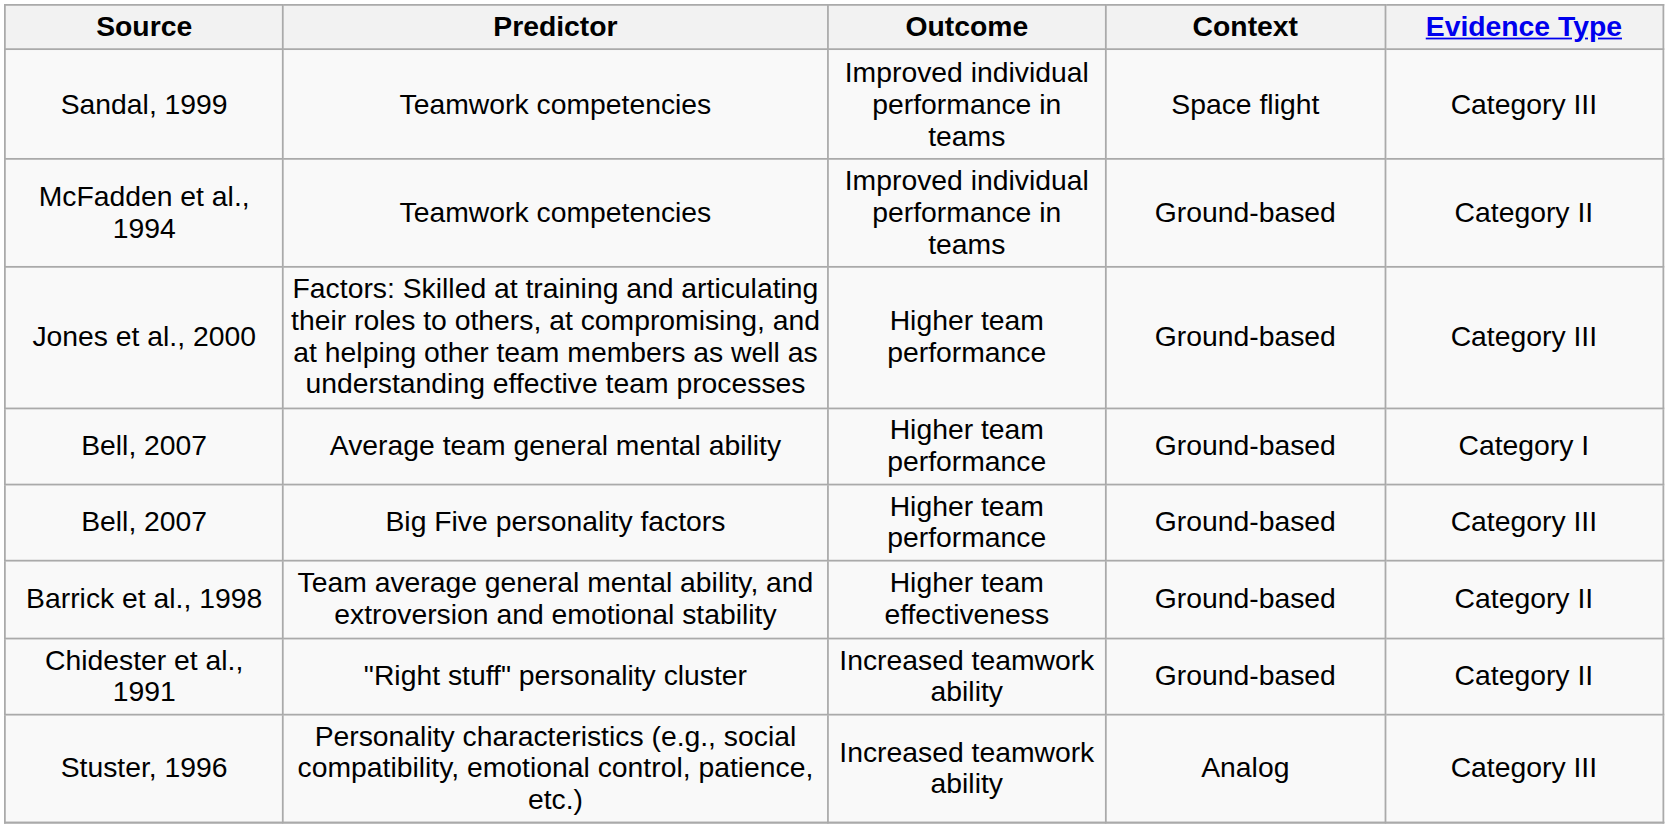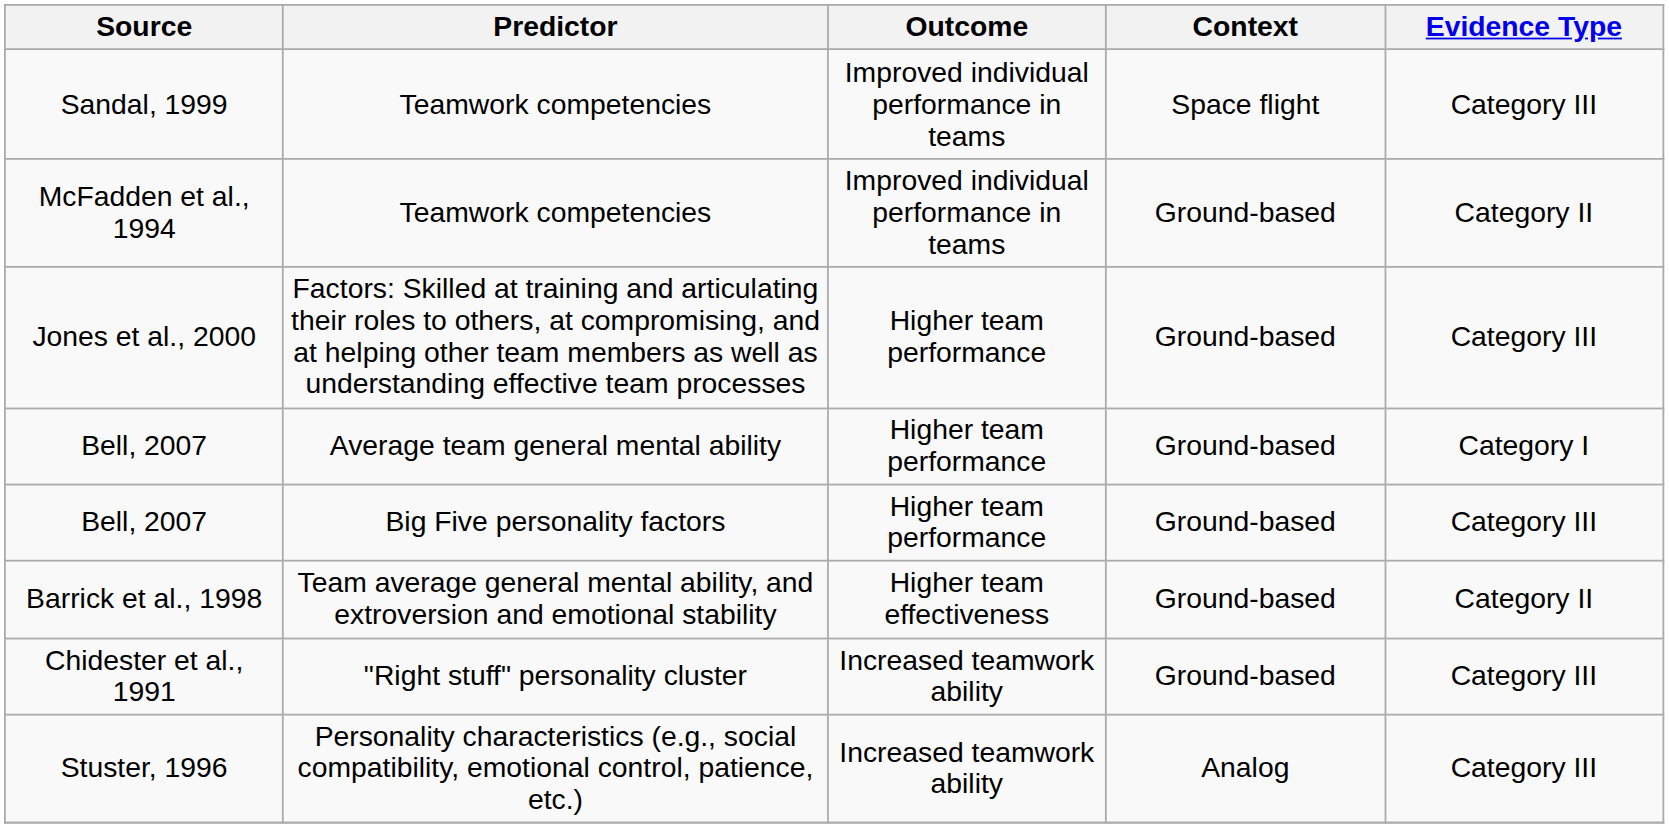(1524, 675) Category II -> (1524, 675) Category III
